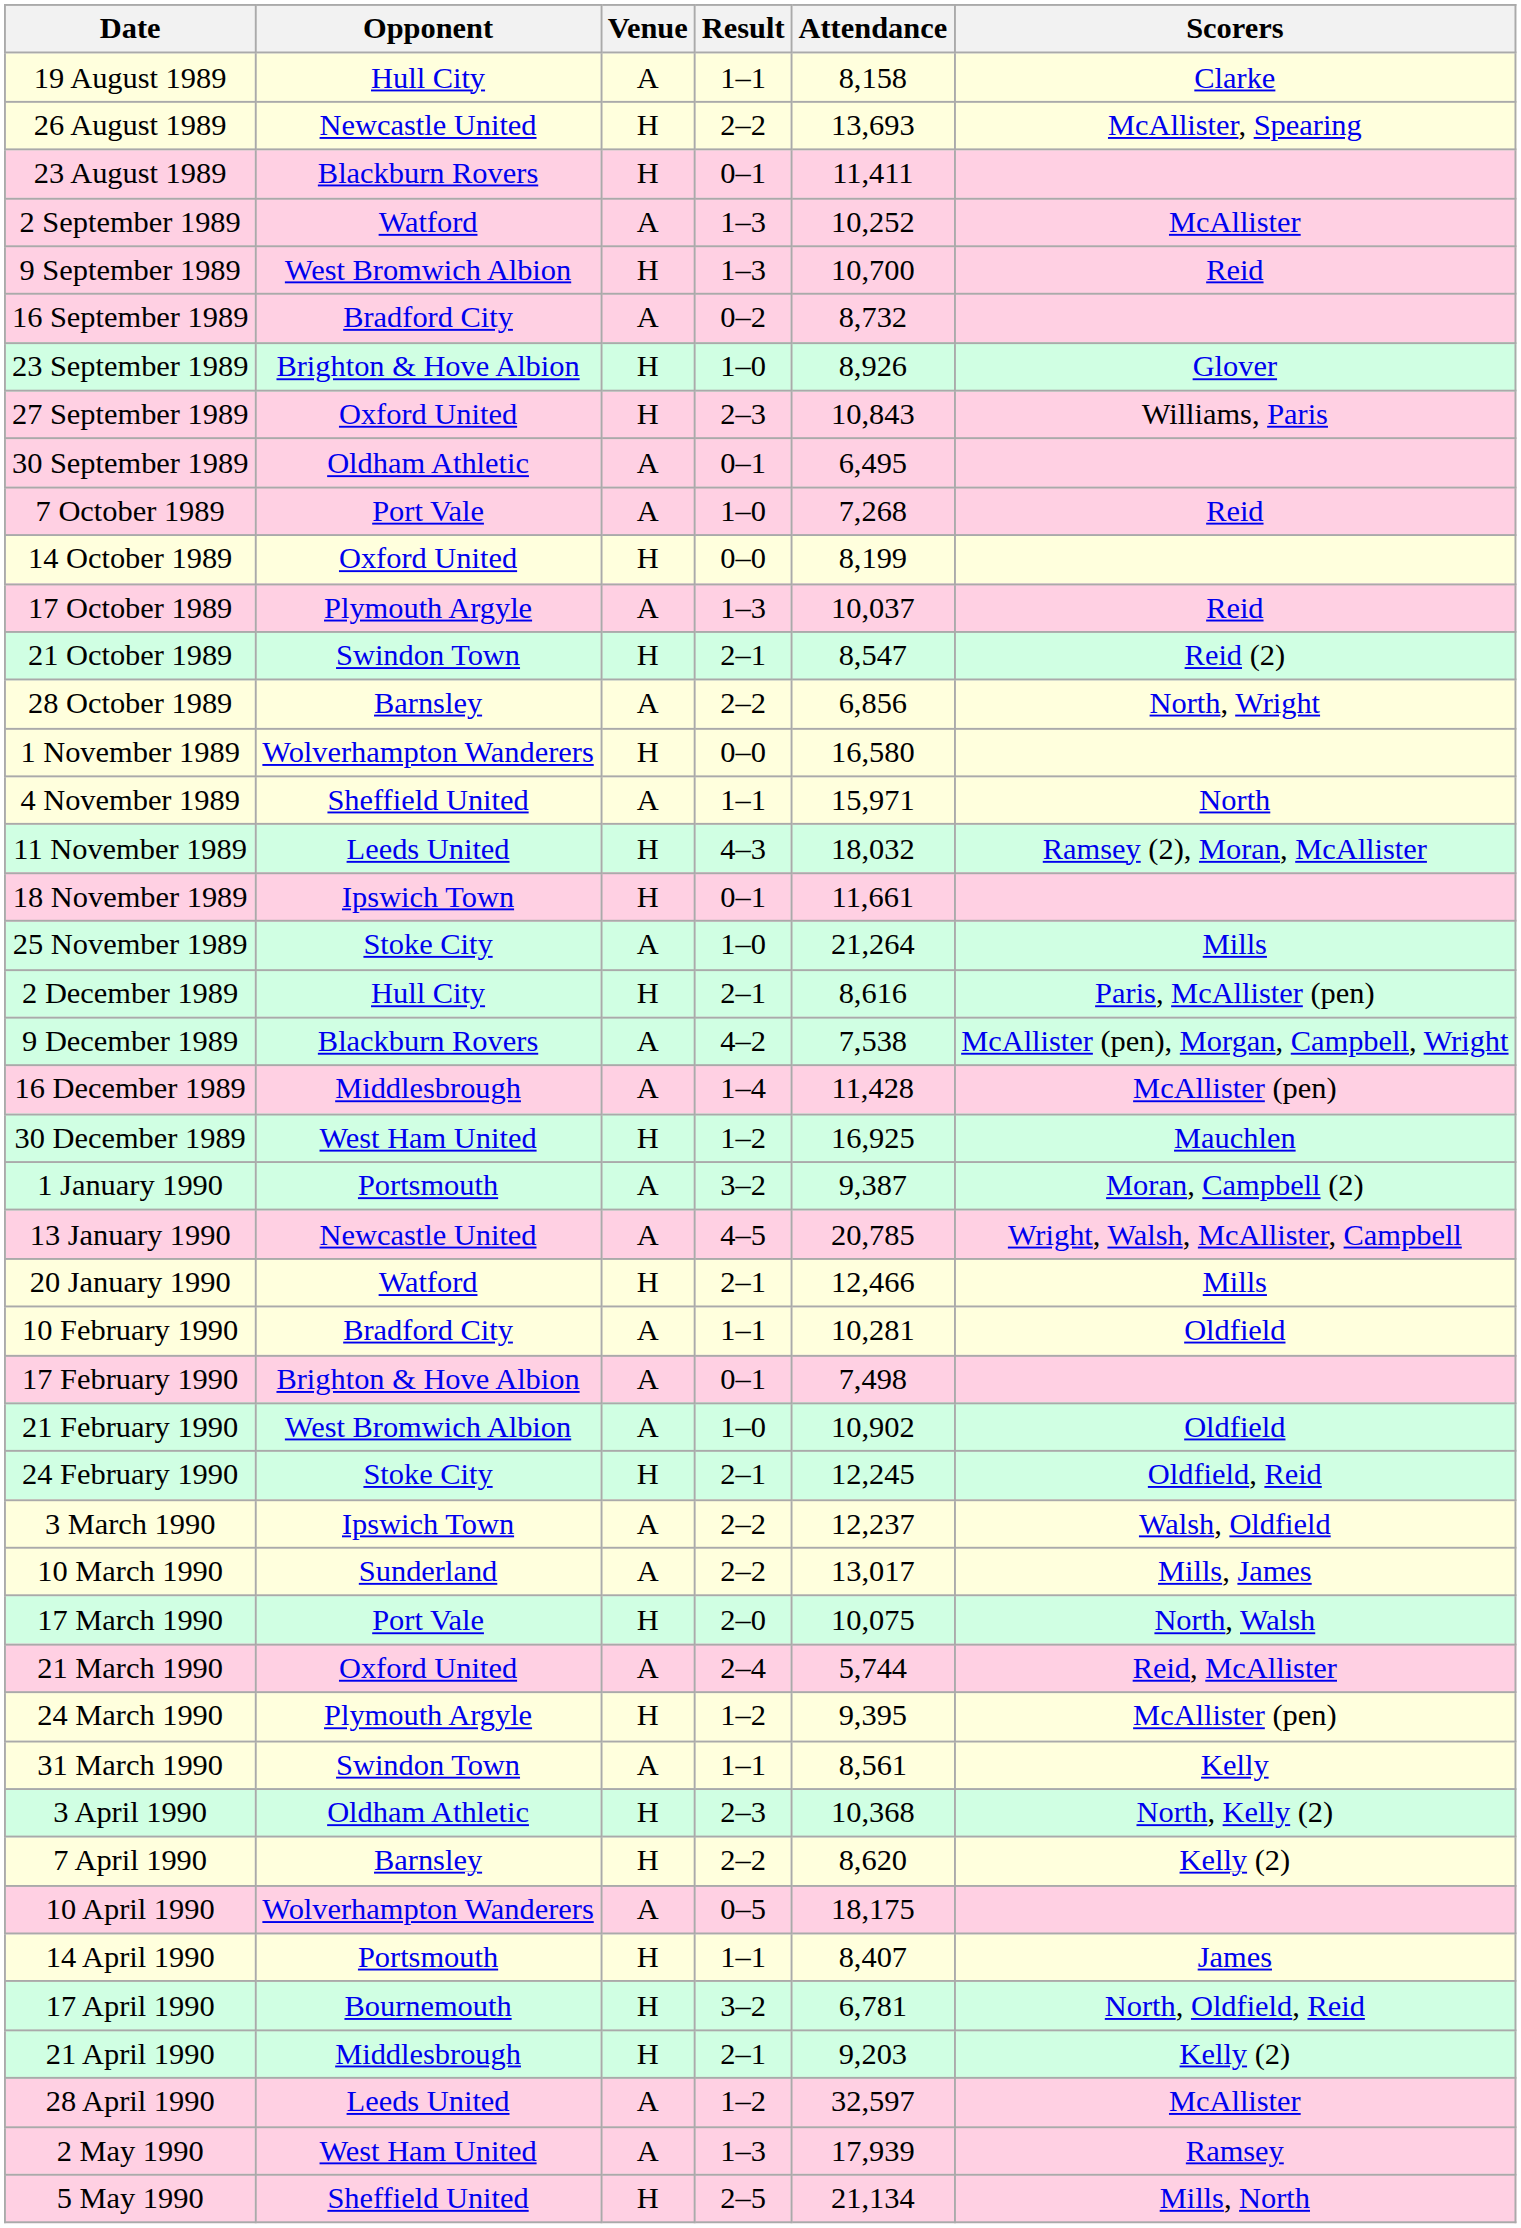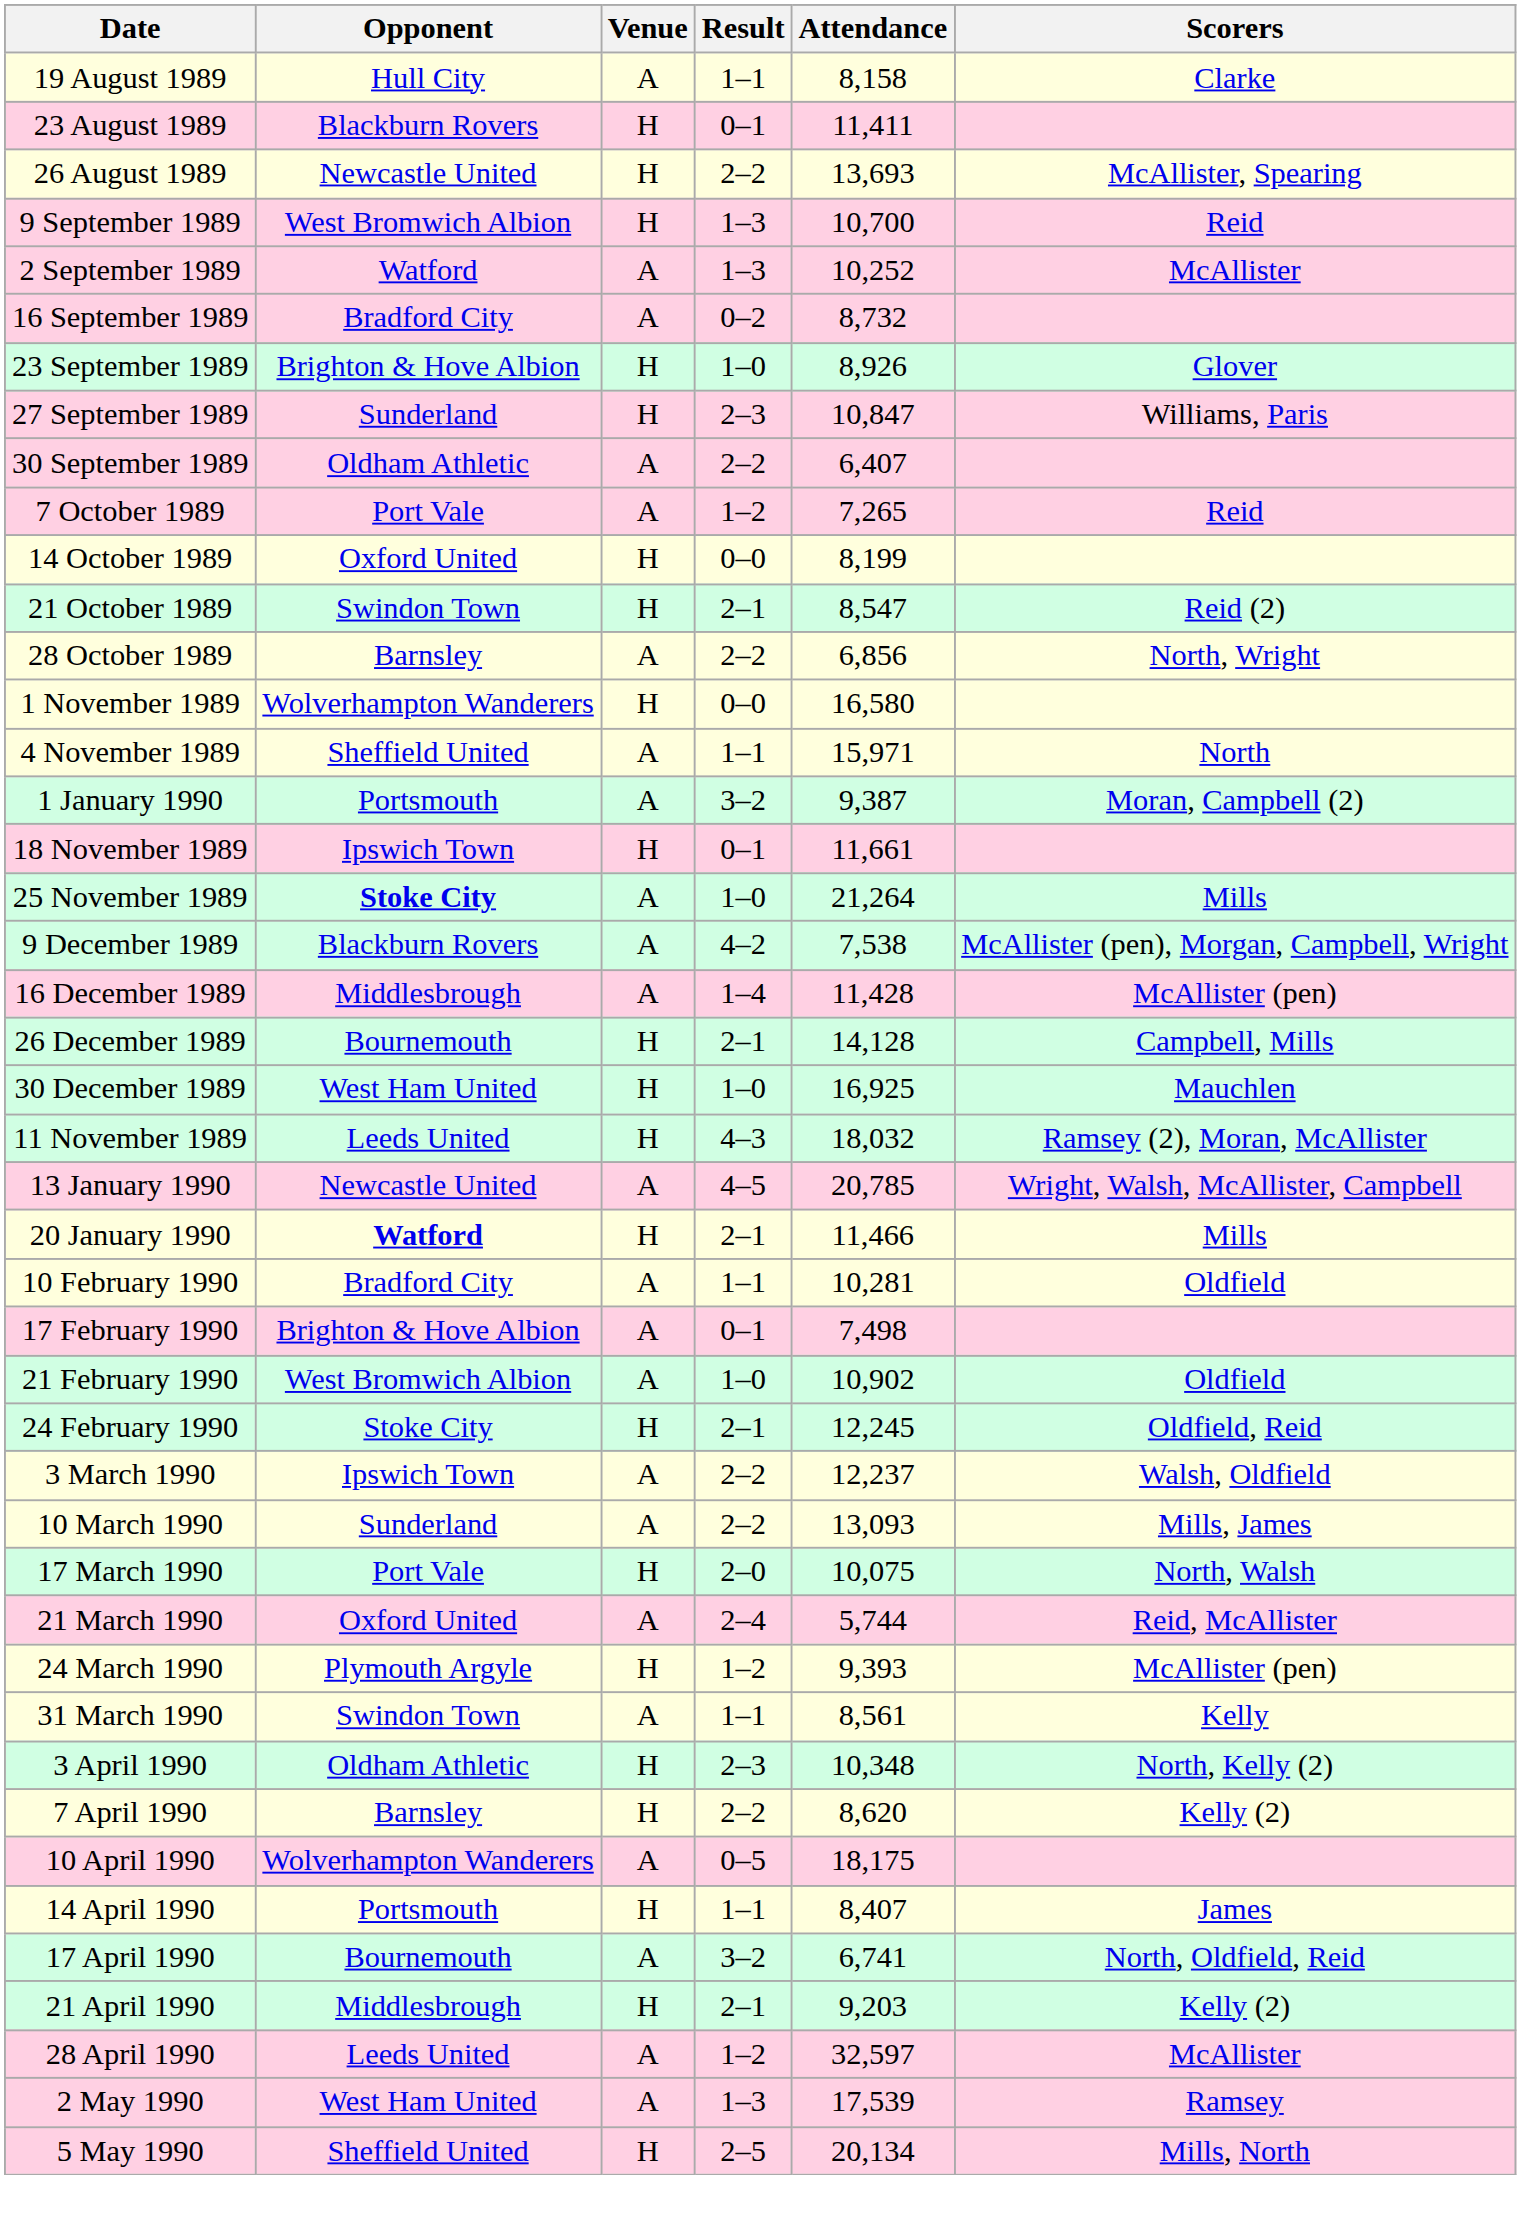rows swapped: (130, 173) <-> (130, 125)
rows swapped: (130, 221) <-> (130, 269)
(428, 414) Oxford United -> (428, 414) Sunderland
(873, 414) 10,843 -> (873, 414) 10,847
(743, 462) 0–1 -> (743, 462) 2–2
(873, 462) 6,495 -> (873, 462) 6,407
(743, 510) 1–0 -> (743, 510) 1–2
(873, 510) 7,268 -> (873, 510) 7,265
- row: (130, 607)
rows swapped: (130, 848) <-> (130, 1185)
(428, 944) normal -> (428, 896) bold
- row: (130, 992)
+ row: (130, 1041)
(743, 1137) 1–2 -> (743, 1089) 1–0
(428, 1282) normal -> (428, 1233) bold
(873, 1282) 12,466 -> (873, 1233) 11,466
(873, 1571) 13,017 -> (873, 1523) 13,093
(873, 1716) 9,395 -> (873, 1667) 9,393
(873, 1812) 10,368 -> (873, 1764) 10,348
(648, 2005) H -> (648, 1957) A
(873, 2005) 6,781 -> (873, 1957) 6,741
(873, 2149) 17,939 -> (873, 2101) 17,539
(873, 2198) 21,134 -> (873, 2149) 20,134
